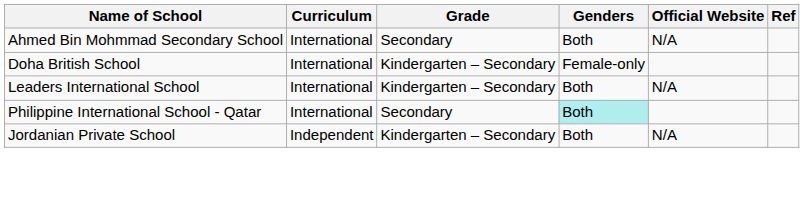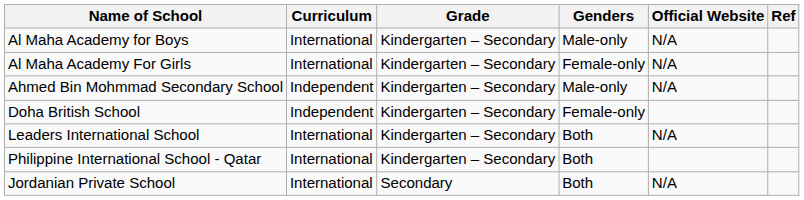+ row: (98, 40)
+ row: (99, 64)
(331, 40) International -> (332, 87) Independent
(416, 40) Secondary -> (468, 87) Kindergarten – Secondary
(578, 40) Both -> (595, 87) Male-only
(331, 64) International -> (332, 111) Independent
(416, 111) Secondary -> (468, 159) Kindergarten – Secondary
(578, 111) paleturquoise background -> (578, 159) no background
(332, 135) Independent -> (331, 183) International
(468, 135) Kindergarten – Secondary -> (416, 183) Secondary
